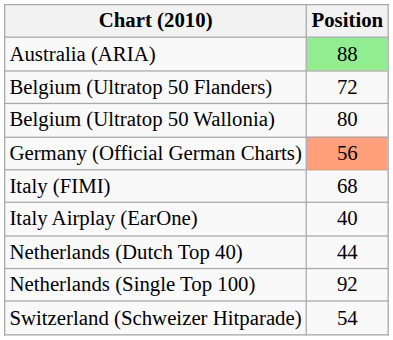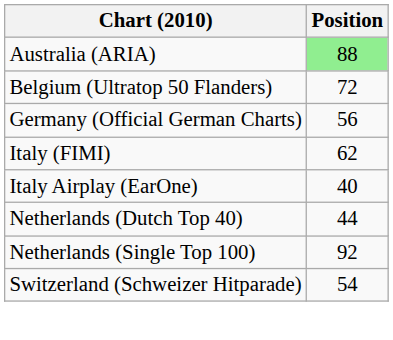- row: (142, 119)
(347, 152) lightsalmon background -> (347, 119) no background
(347, 185) 68 -> (347, 152) 62
